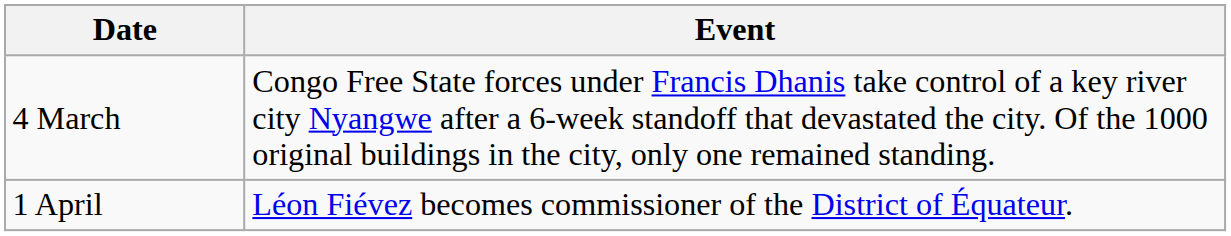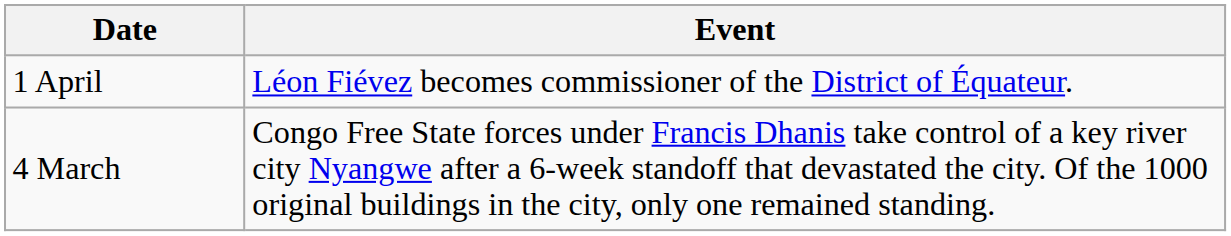rows swapped: (66, 117) <-> (58, 204)
